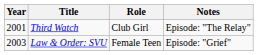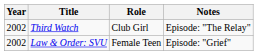(16, 27) 2001 -> (16, 27) 2002
(16, 43) 2003 -> (16, 43) 2002
